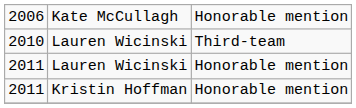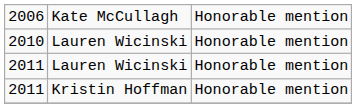(240, 41) Third-team -> (271, 41) Honorable mention
